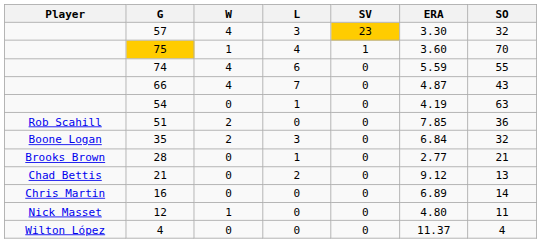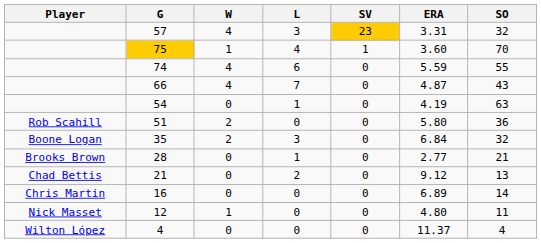(434, 31) 3.30 -> (434, 31) 3.31
(434, 121) 7.85 -> (434, 121) 5.80
